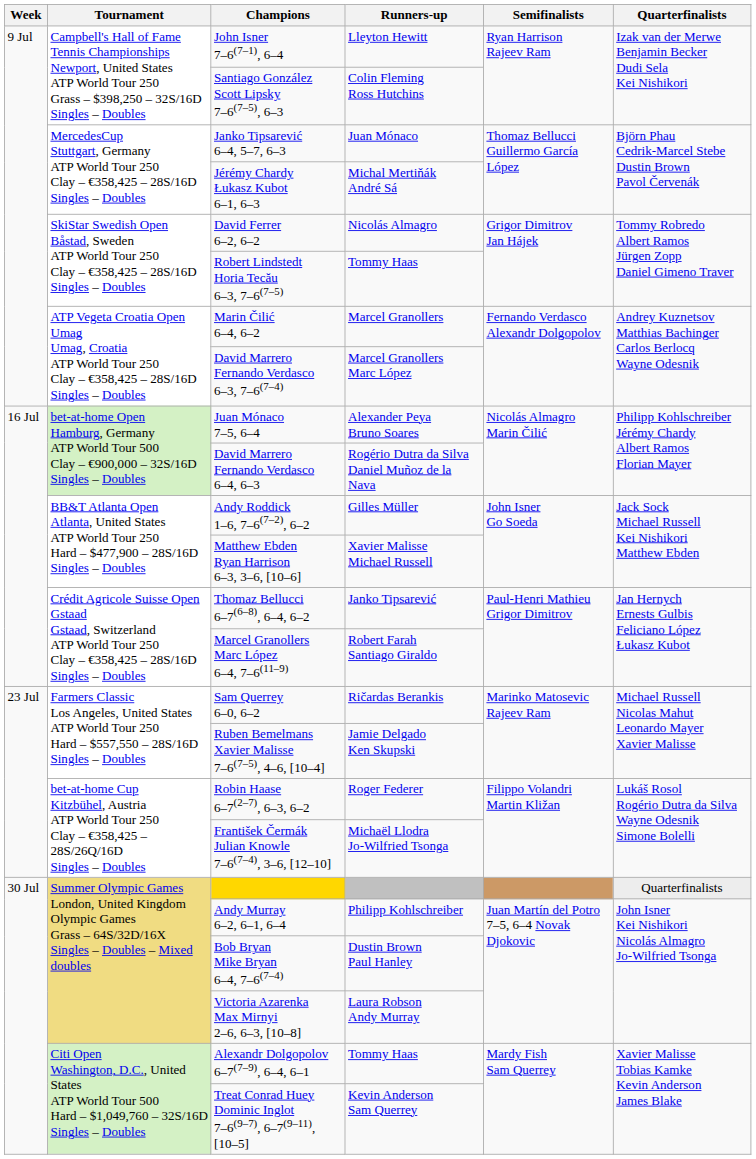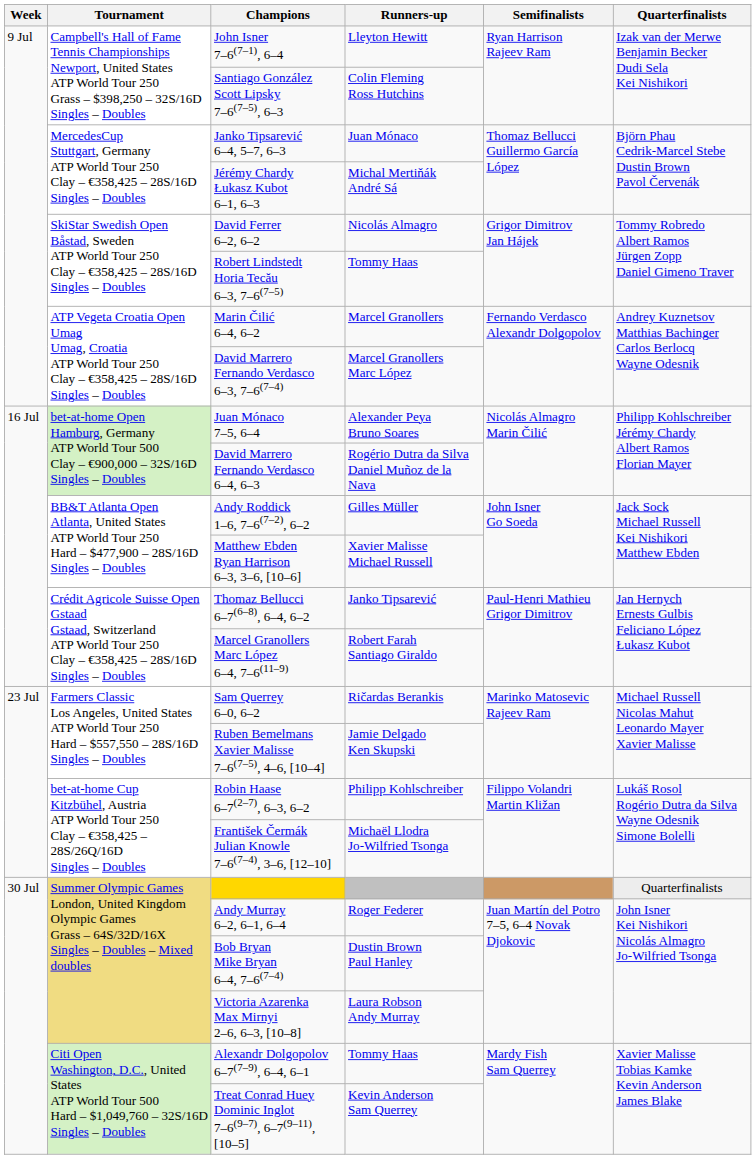(386, 789) Roger Federer -> (406, 789) Philipp Kohlschreiber
(406, 910) Philipp Kohlschreiber -> (386, 910) Roger Federer
